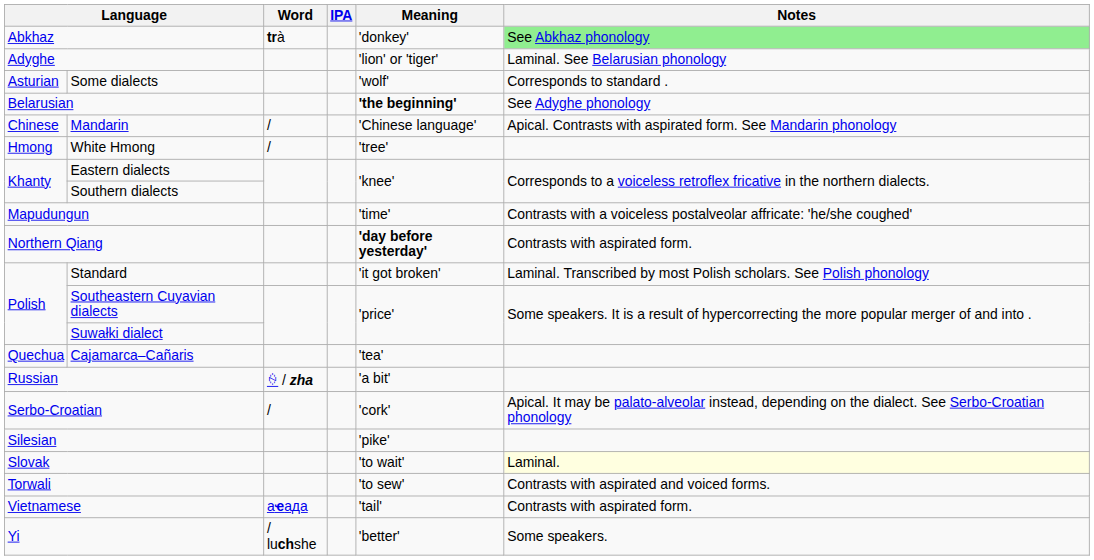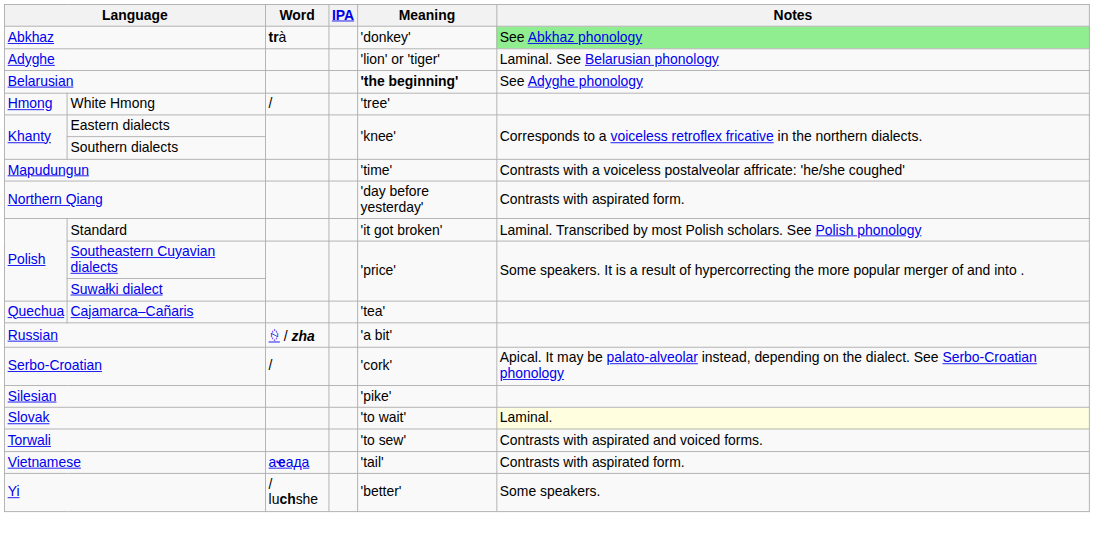- row: (114, 81)
- row: (100, 125)
(396, 244) bold -> (395, 199) normal
